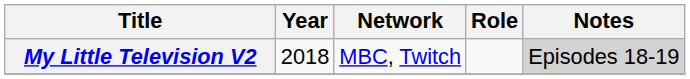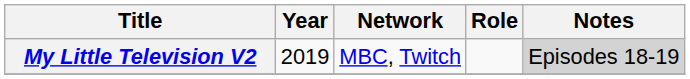(305, 56) 2018 -> (305, 56) 2019
